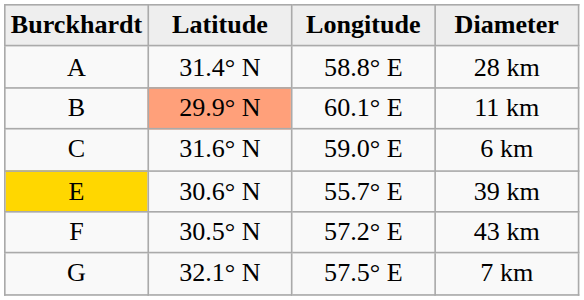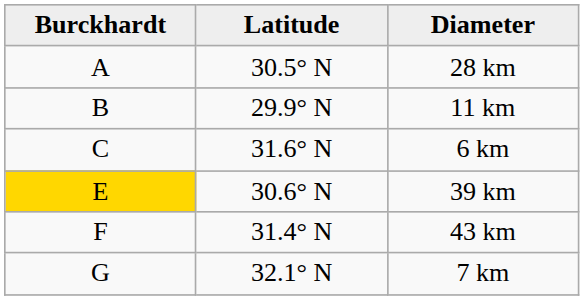- column: (363, 25)
(220, 66) 31.4° N -> (292, 66) 30.5° N
(220, 107) lightsalmon background -> (292, 107) no background
(220, 231) 30.5° N -> (292, 231) 31.4° N
